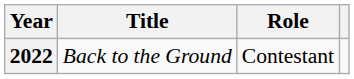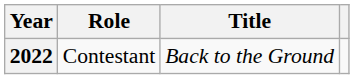columns swapped: (147, 21) <-> (288, 21)
